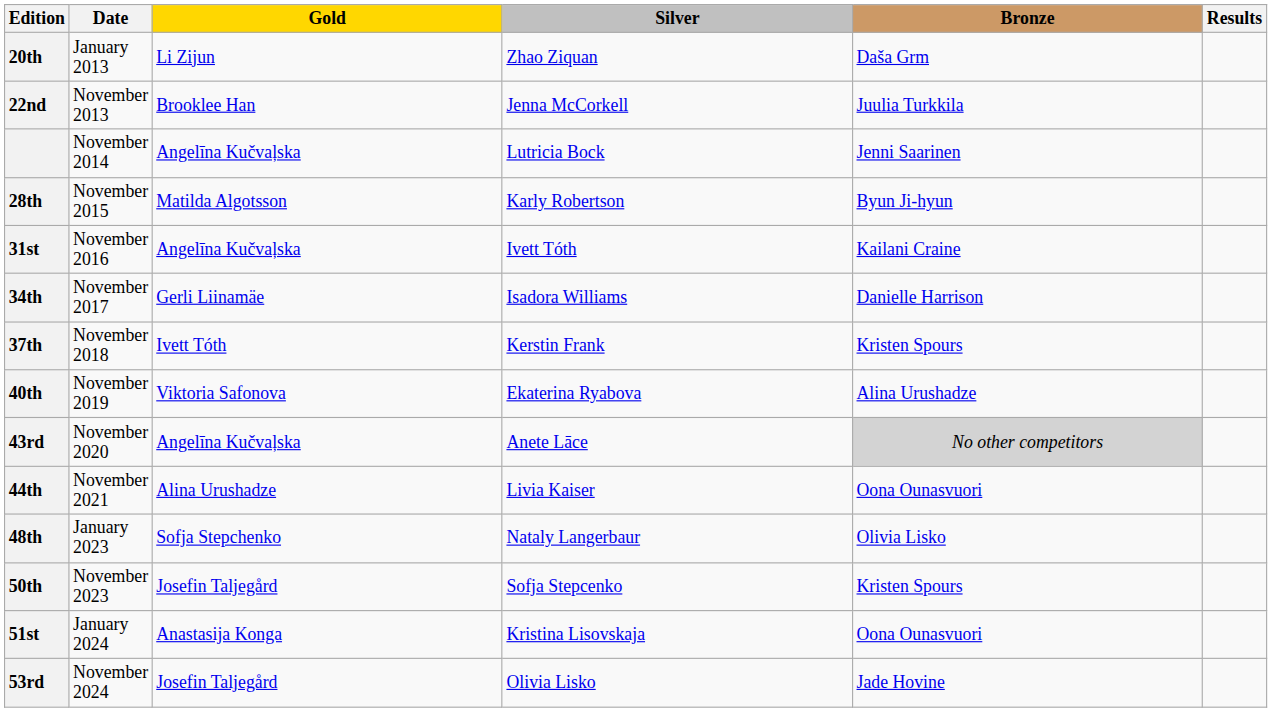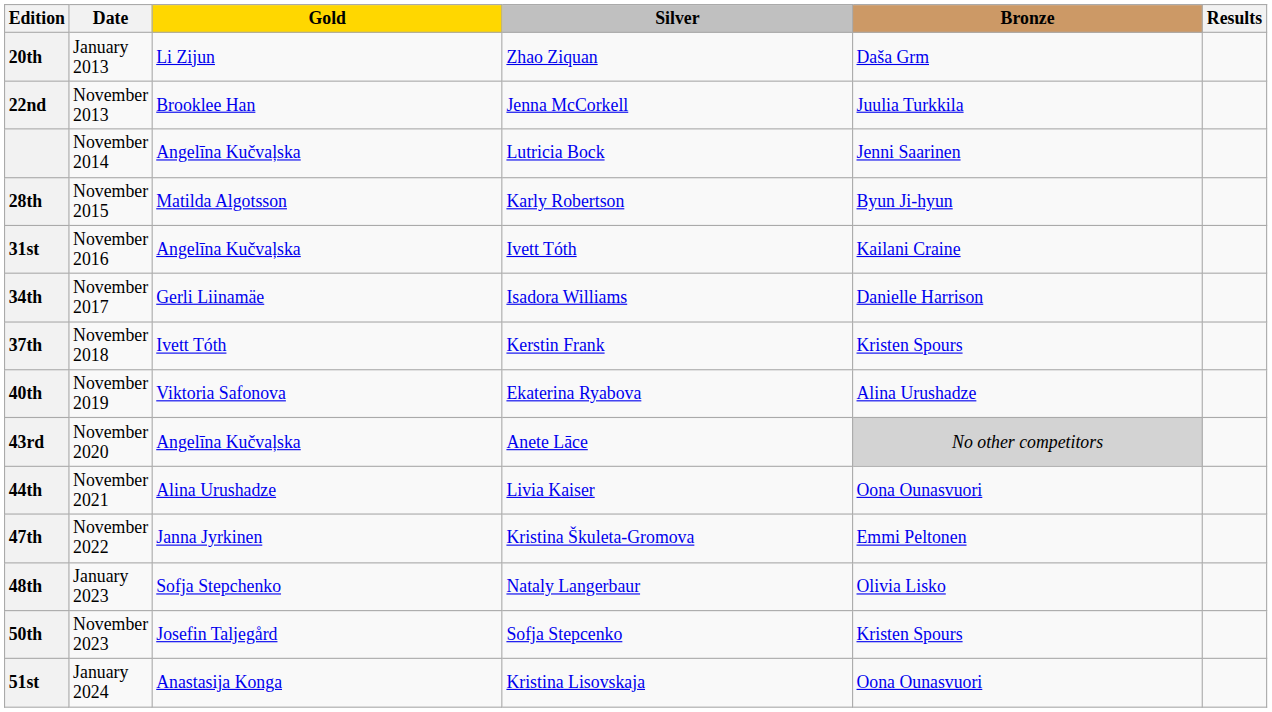+ row: (25, 538)
- row: (26, 682)
